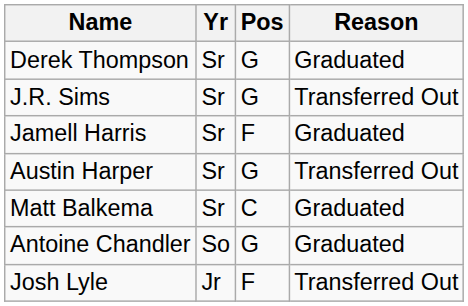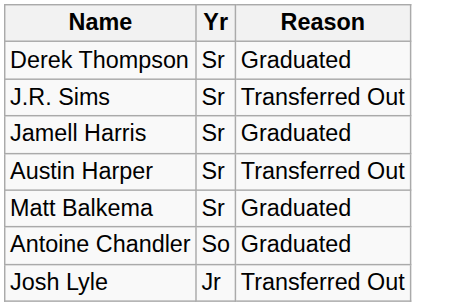- column: (262, 23)
